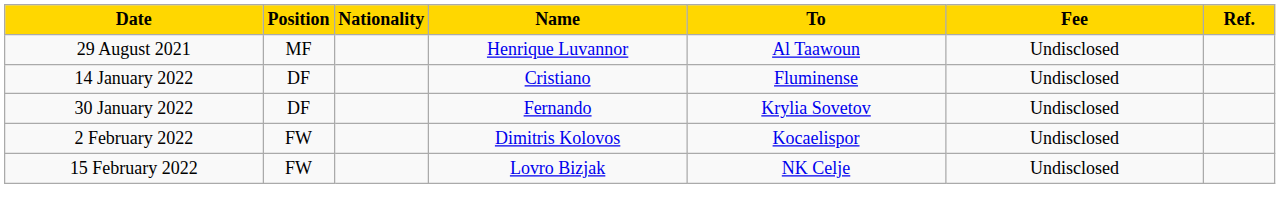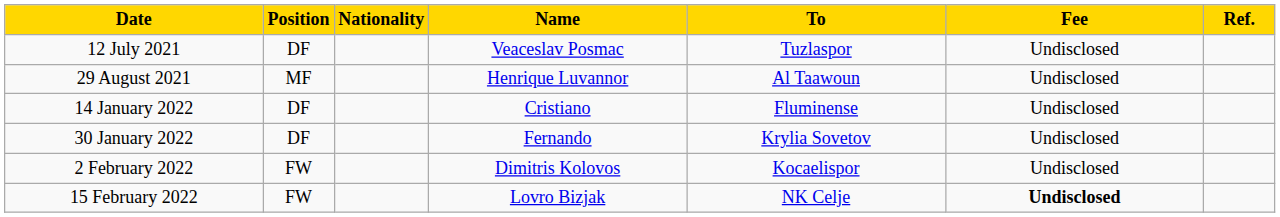+ row: (134, 49)
(1074, 168) normal -> (1074, 197) bold
